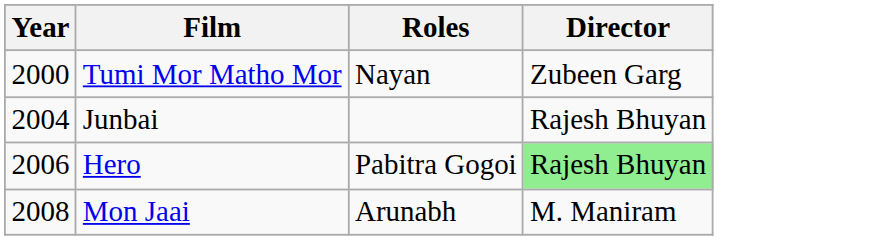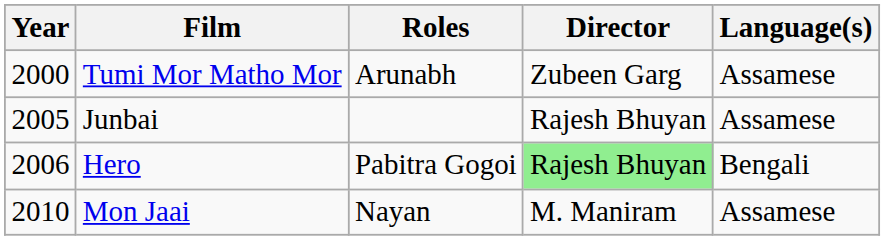+ column: (796, 27)
(393, 73) Nayan -> (406, 73) Arunabh
(41, 119) 2004 -> (41, 119) 2005
(41, 211) 2008 -> (41, 211) 2010
(406, 211) Arunabh -> (393, 211) Nayan
